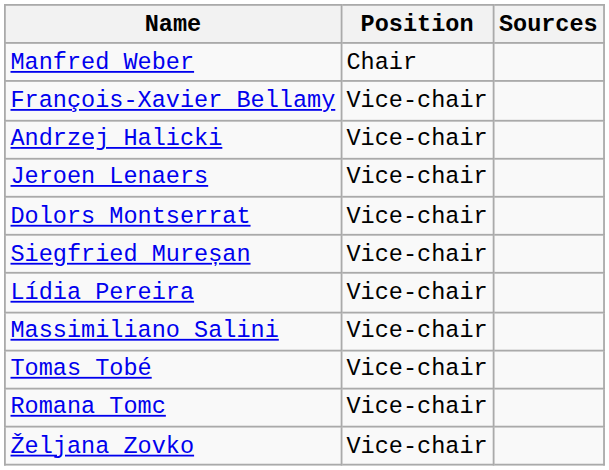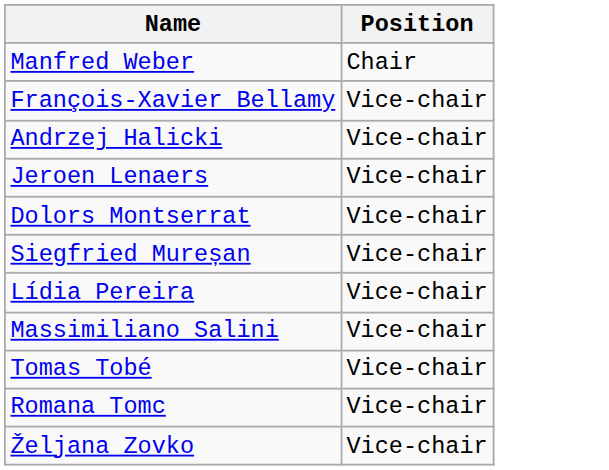- column: (548, 24)
